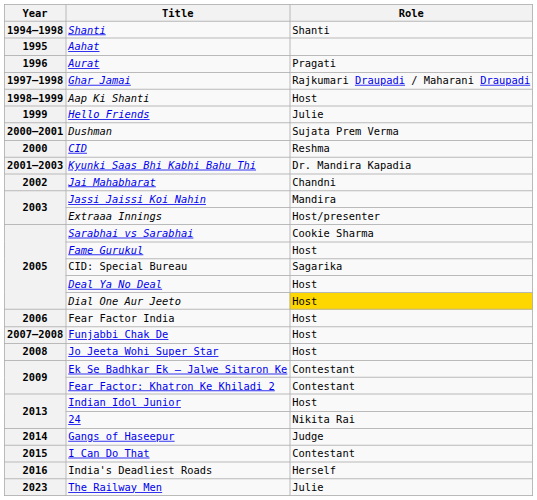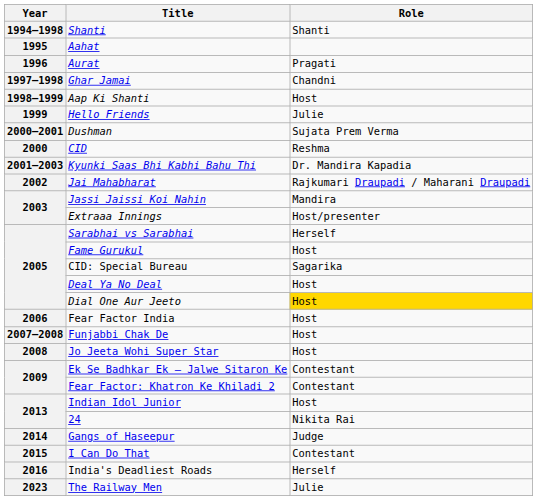(411, 81) Rajkumari Draupadi / Maharani Draupadi -> (314, 81) Chandni
(314, 182) Chandni -> (411, 182) Rajkumari Draupadi / Maharani Draupadi
(333, 233) Cookie Sharma -> (314, 233) Herself
